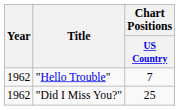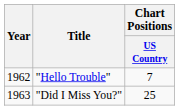(19, 95) 1962 -> (19, 95) 1963
